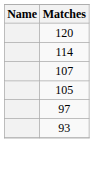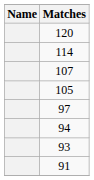+ row: (64, 128)
+ row: (64, 166)
